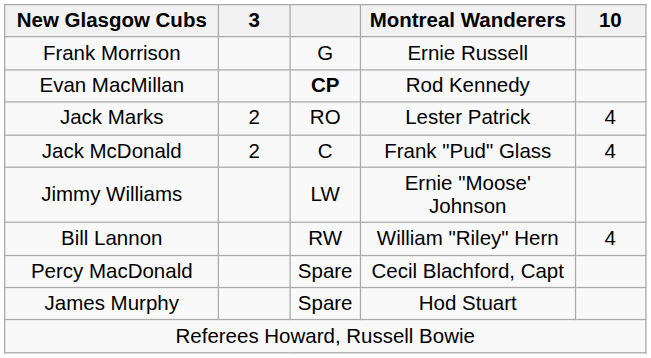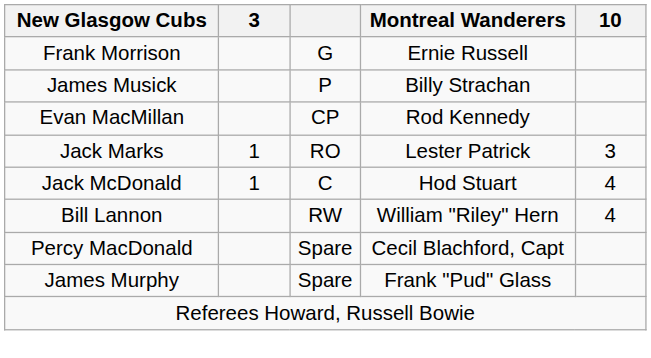+ row: (112, 85)
(325, 85) bold -> (325, 118) normal
(254, 118) 2 -> (254, 150) 1
(610, 118) 4 -> (610, 150) 3
(254, 150) 2 -> (254, 183) 1
(468, 150) Frank "Pud" Glass -> (468, 183) Hod Stuart
- row: (112, 194)
(468, 303) Hod Stuart -> (468, 280) Frank "Pud" Glass
